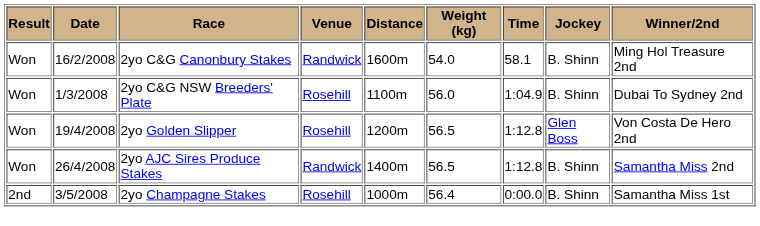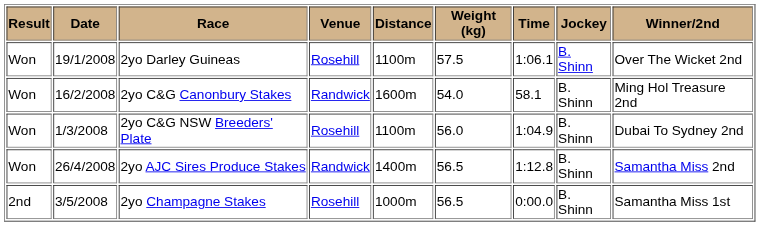+ row: (180, 59)
- row: (178, 130)
(442, 194) 56.4 -> (450, 202) 56.5
